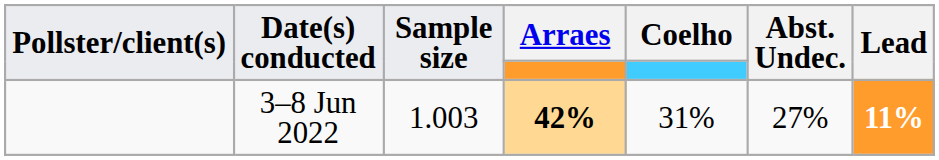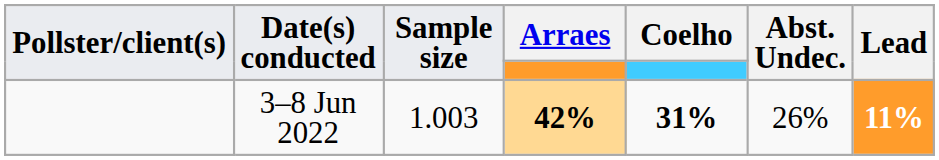(687, 117) normal -> (687, 117) bold
(800, 117) 27% -> (800, 117) 26%
